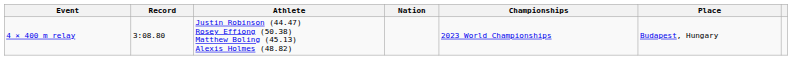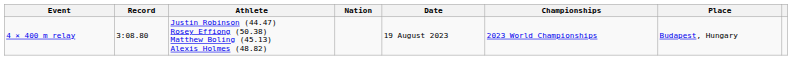+ column: (433, 11)
